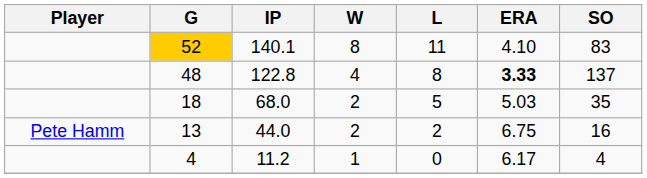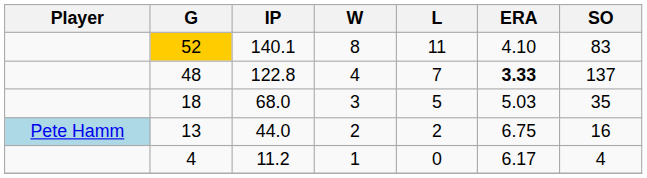(437, 74) 8 -> (437, 74) 7
(355, 103) 2 -> (355, 103) 3
(77, 131) no background -> (77, 131) lightblue background
